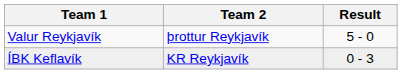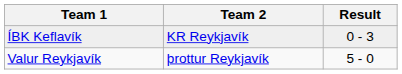rows swapped: (54, 36) <-> (45, 58)
